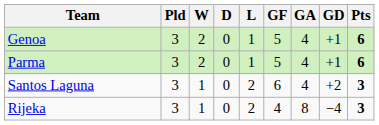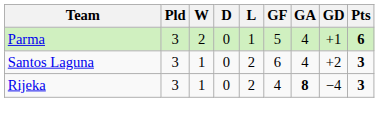- row: (27, 39)
(305, 108) normal -> (305, 85) bold
